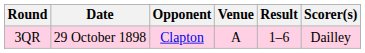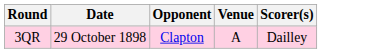- column: (279, 15)
